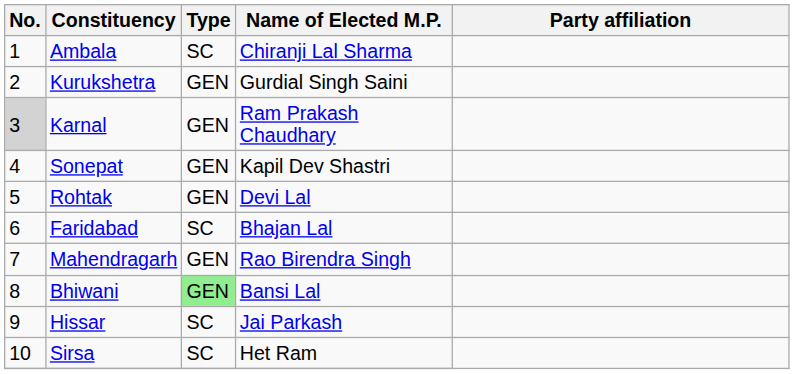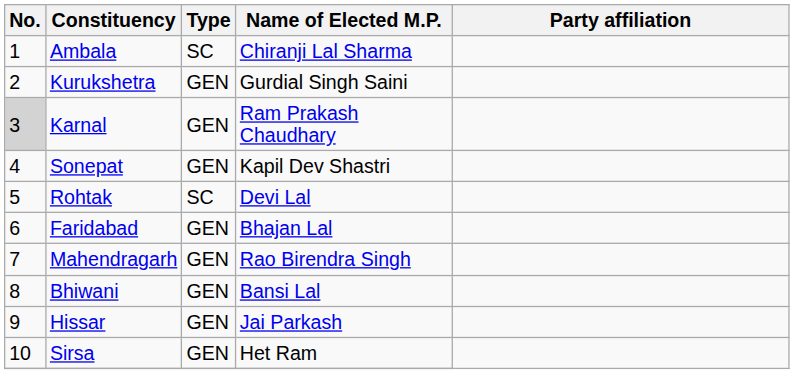(208, 197) GEN -> (200, 197) SC
(200, 229) SC -> (208, 229) GEN
(208, 291) lightgreen background -> (208, 291) no background
(200, 322) SC -> (208, 322) GEN
(200, 353) SC -> (208, 353) GEN
